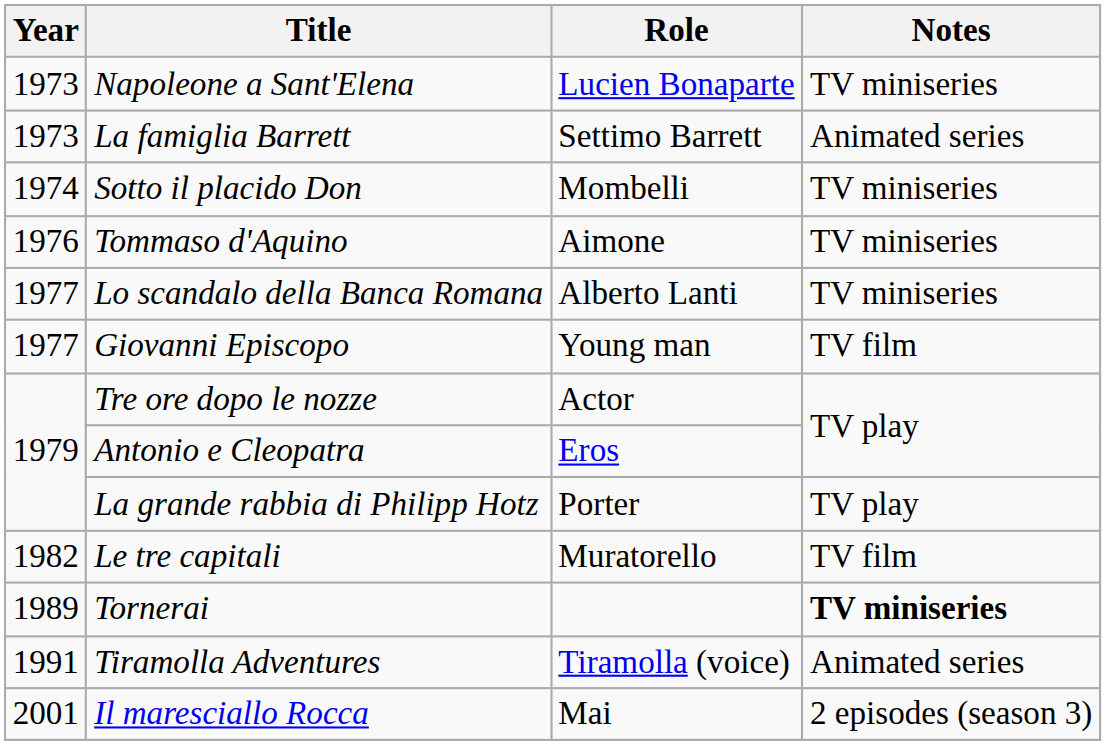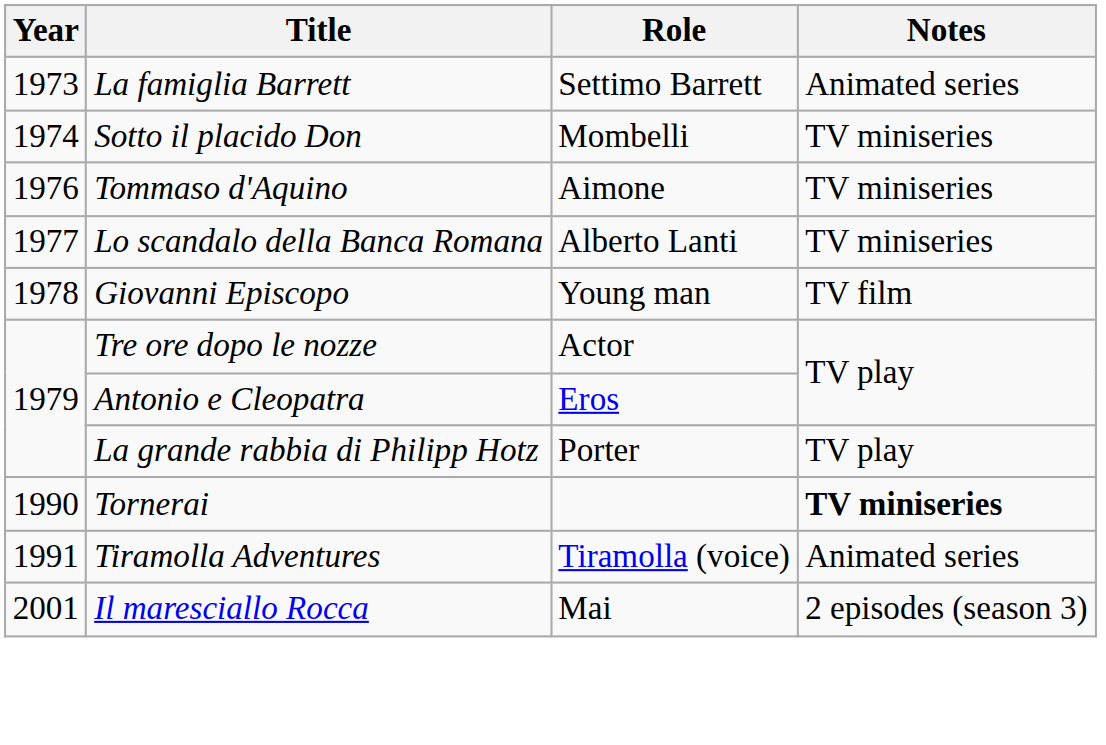- row: (254, 83)
(46, 345) 1977 -> (46, 293) 1978
- row: (187, 556)
(46, 608) 1989 -> (46, 503) 1990
